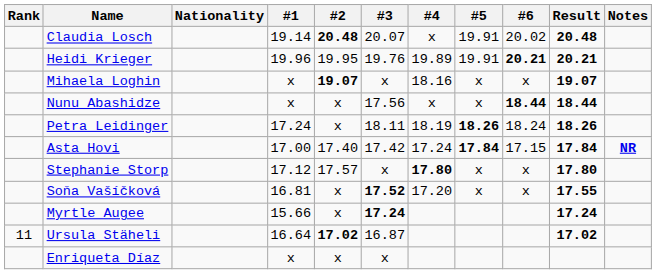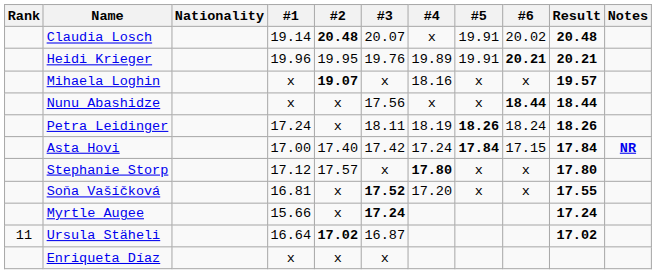(577, 82) 19.07 -> (577, 82) 19.57
